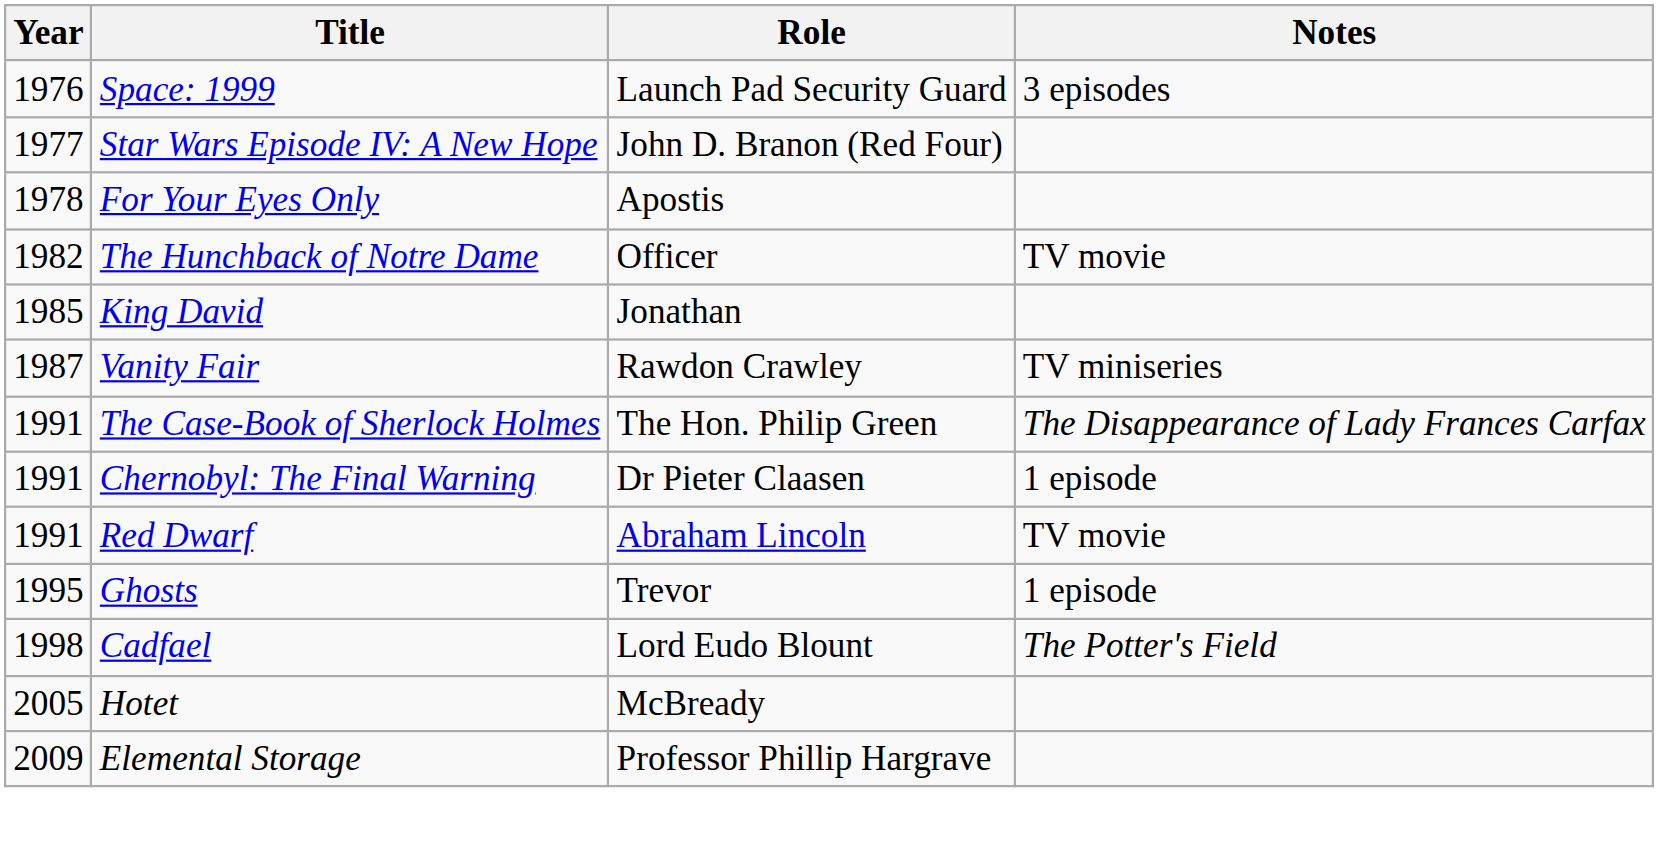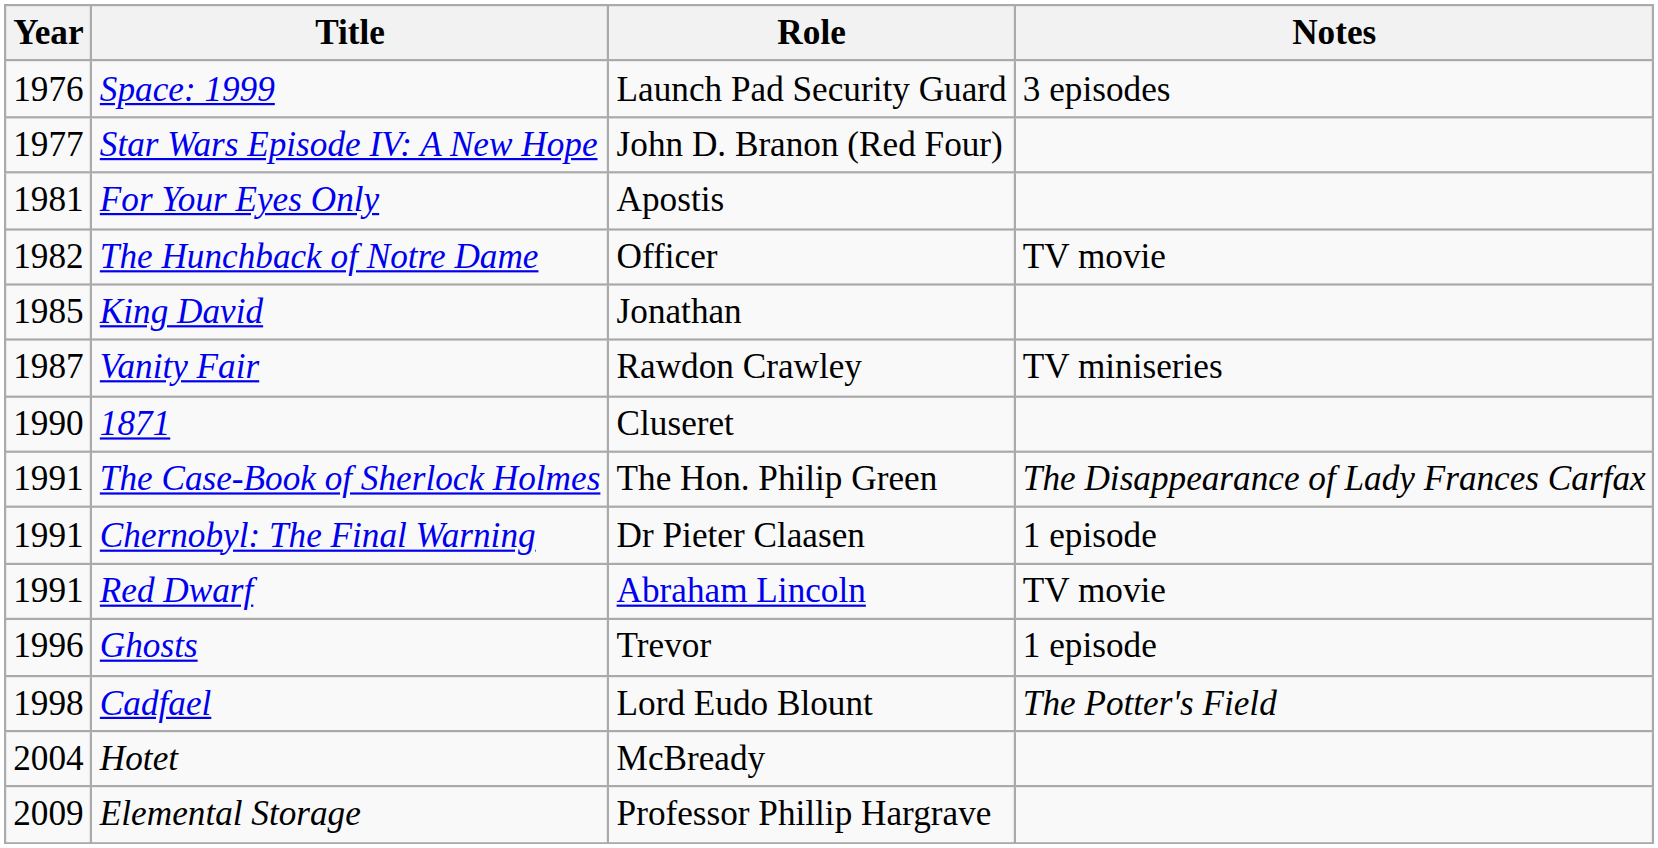(48, 199) 1978 -> (48, 199) 1981
+ row: (135, 423)
(48, 590) 1995 -> (48, 646) 1996
(48, 702) 2005 -> (48, 758) 2004
